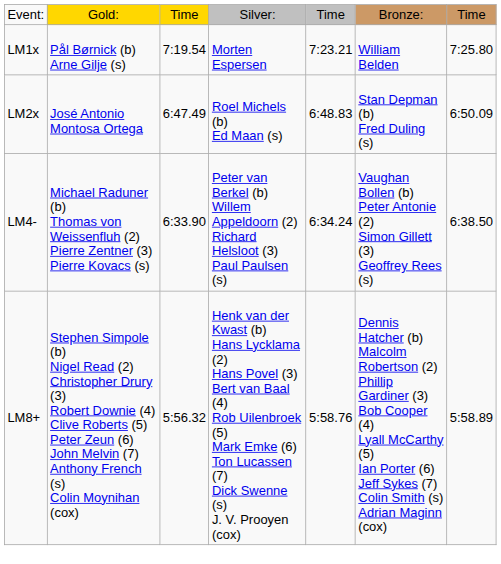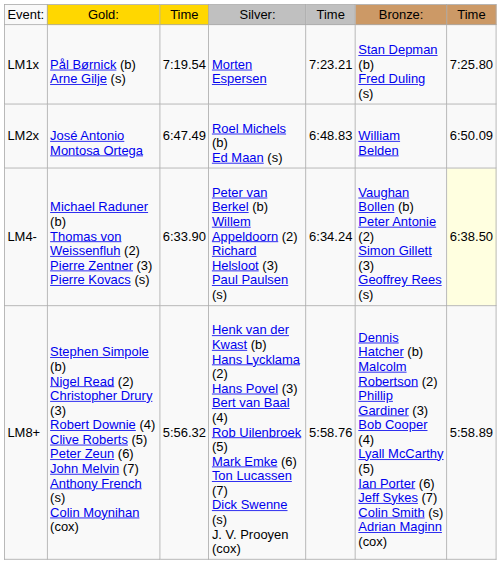(379, 57) William Belden -> (398, 71) Stan Depman (b) Fred Duling (s)
(398, 121) Stan Depman (b) Fred Duling (s) -> (379, 143) William Belden
(471, 222) no background -> (471, 236) lightyellow background
